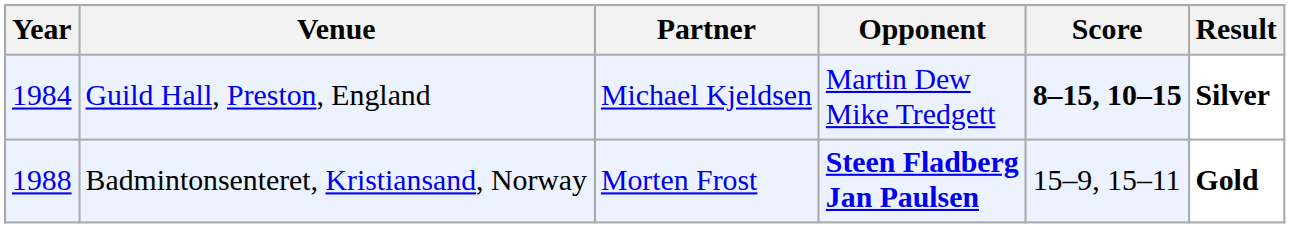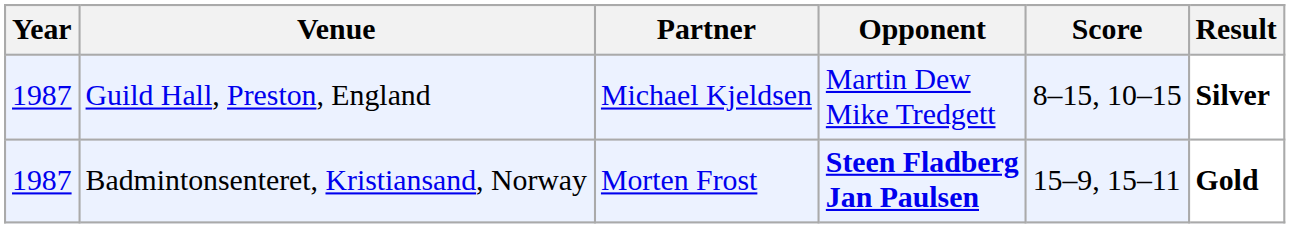(42, 96) 1984 -> (42, 96) 1987
(1107, 96) bold -> (1107, 96) normal
(42, 180) 1988 -> (42, 180) 1987
